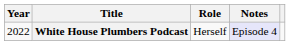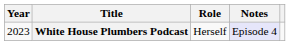(18, 31) 2022 -> (18, 31) 2023
